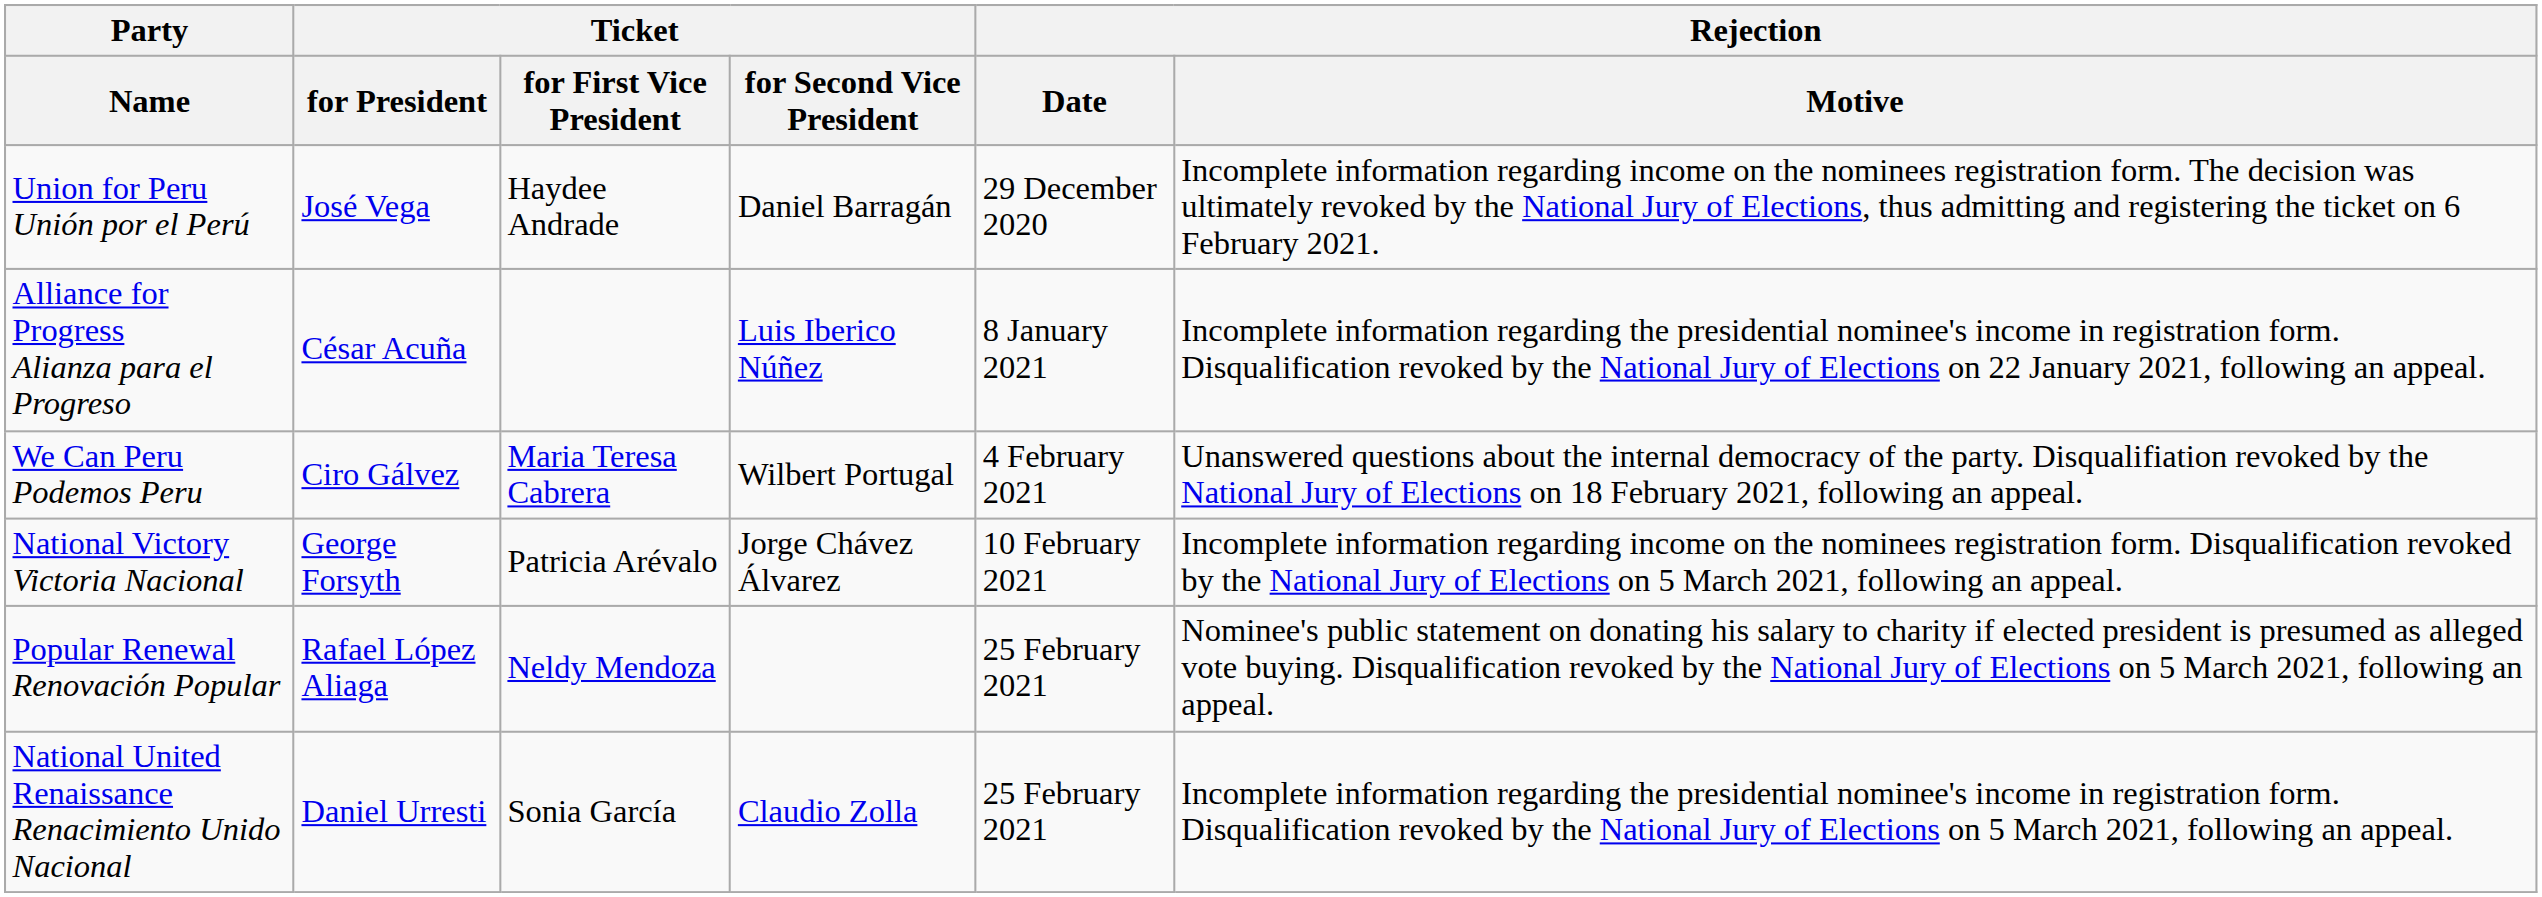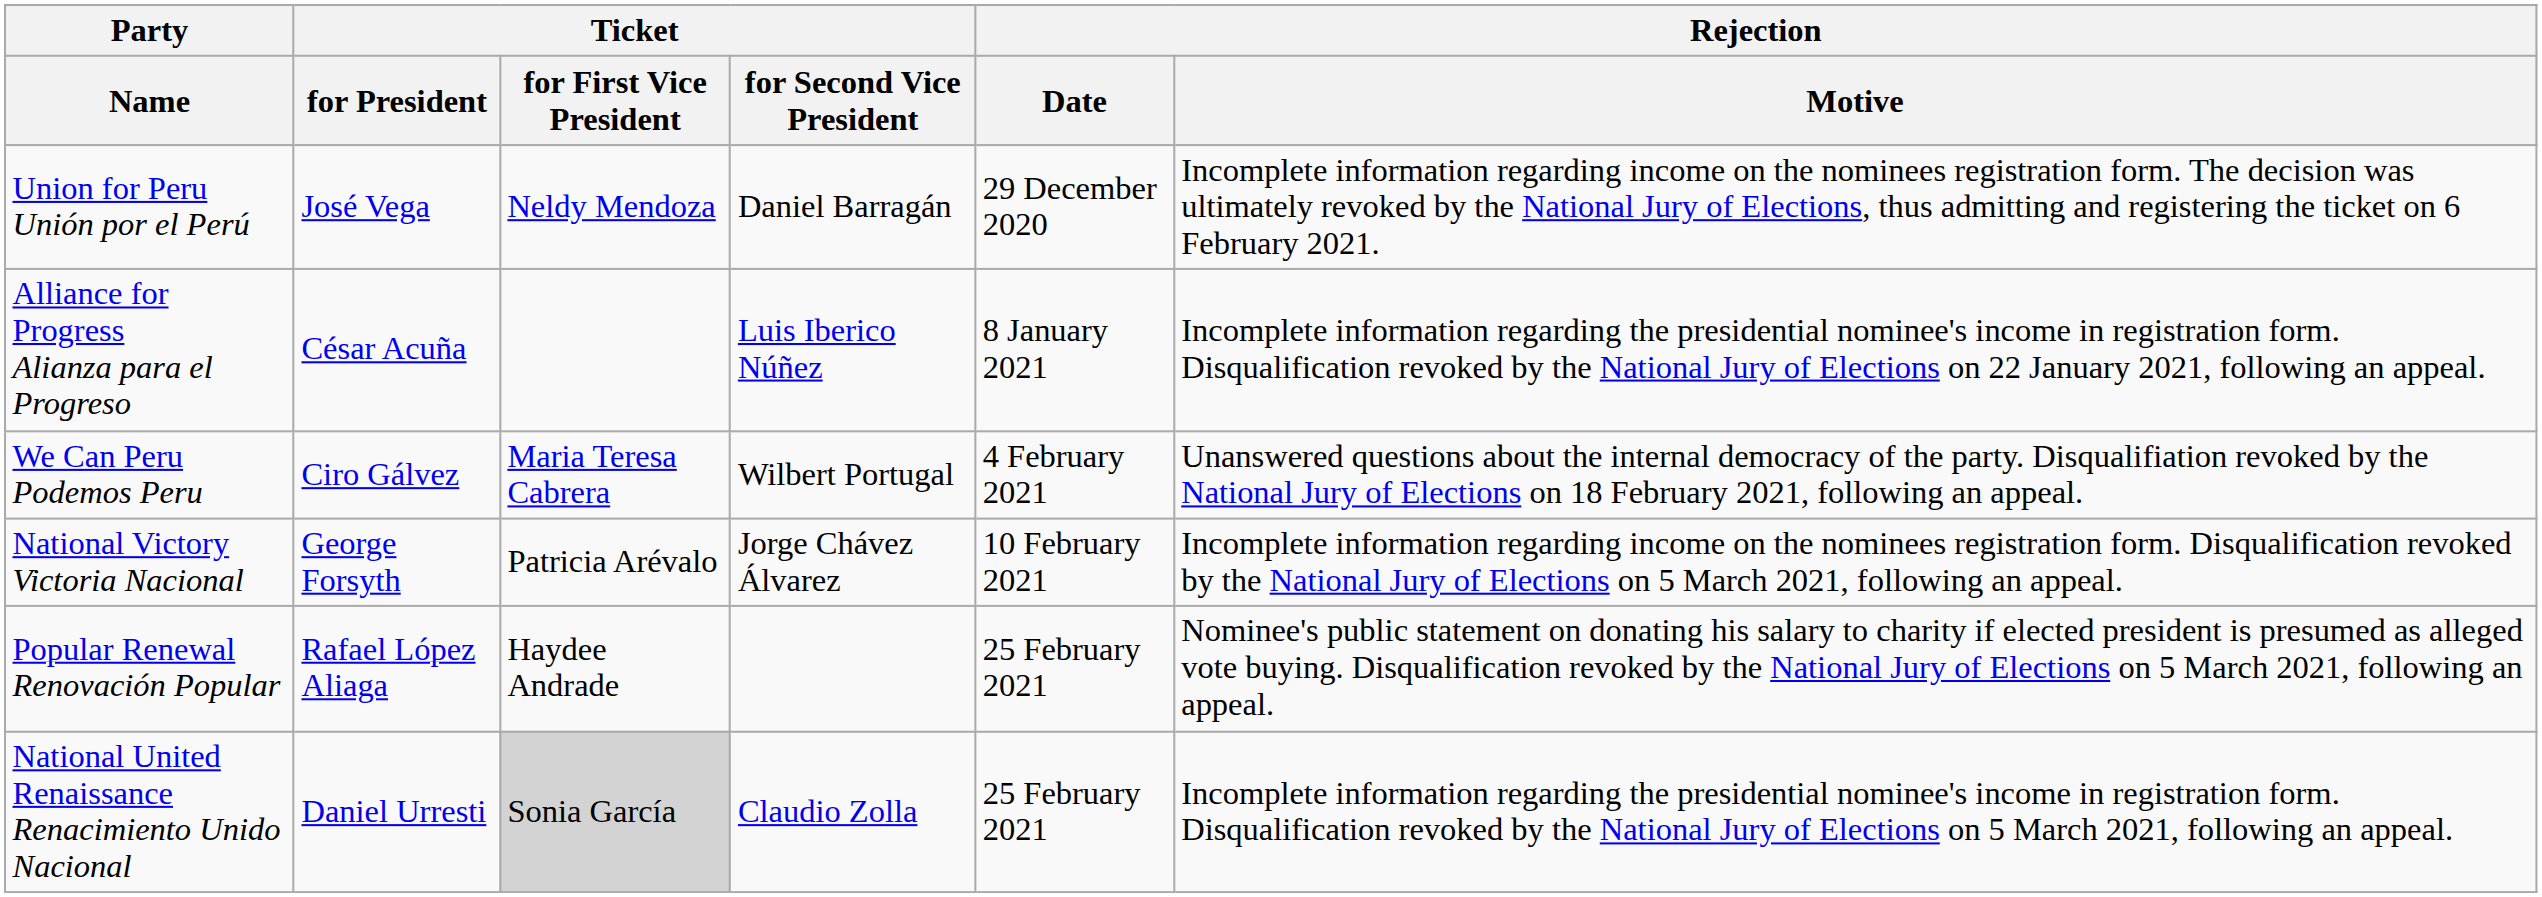(563, 206) Haydee Andrade -> (612, 206) Neldy Mendoza
(612, 668) Neldy Mendoza -> (563, 668) Haydee Andrade
(592, 811) no background -> (592, 811) lightgrey background
